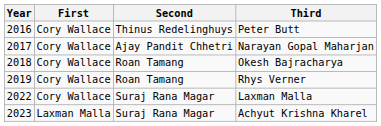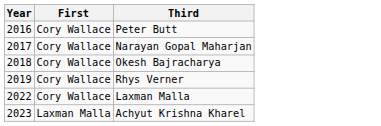- column: (174, 13)
